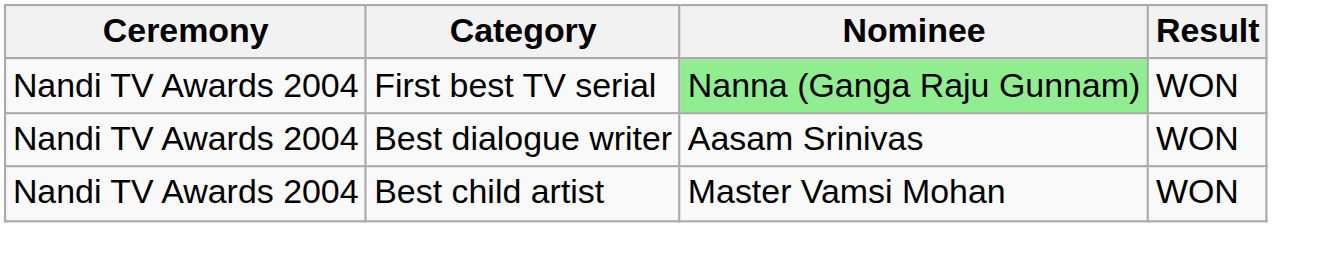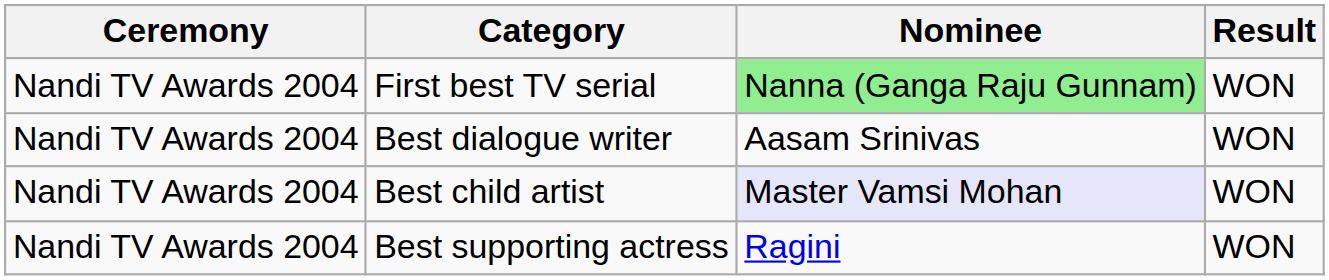(847, 192) no background -> (903, 192) lavender background
+ row: (551, 246)
